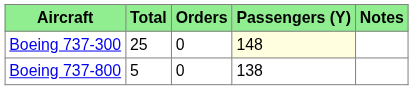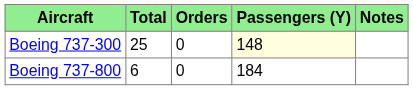(134, 71) 5 -> (134, 71) 6
(250, 71) 138 -> (250, 71) 184
